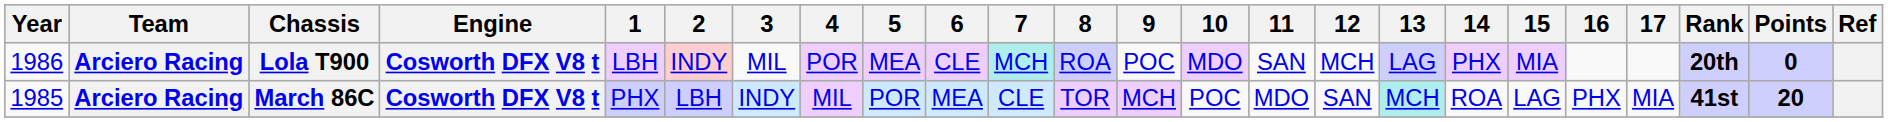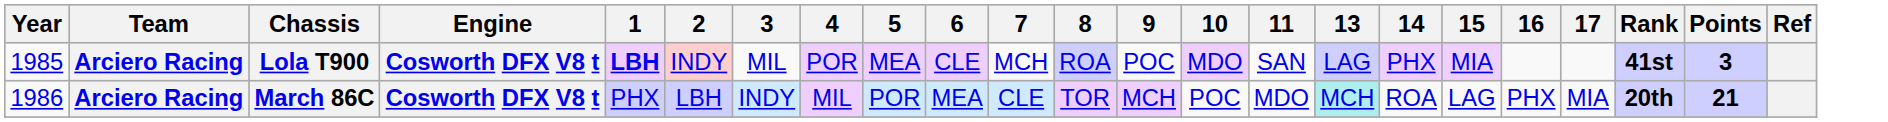- column: (1347, 24)
(37, 62) 1986 -> (37, 62) 1985
(635, 62) normal -> (635, 62) bold
(1021, 62) paleturquoise background -> (1021, 62) no background
(1714, 62) 20th -> (1649, 62) 41st
(1791, 62) 0 -> (1726, 62) 3
(37, 99) 1985 -> (37, 99) 1986
(1714, 99) 41st -> (1649, 99) 20th
(1791, 99) 20 -> (1726, 99) 21
